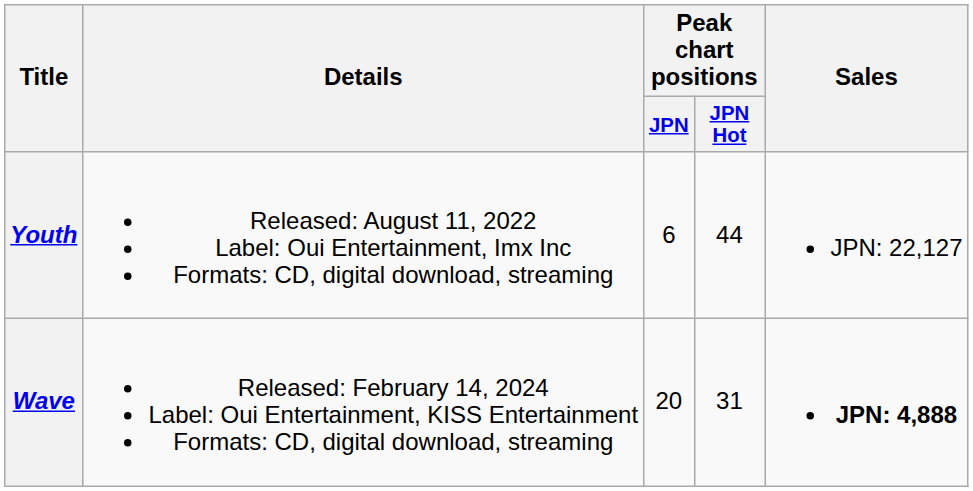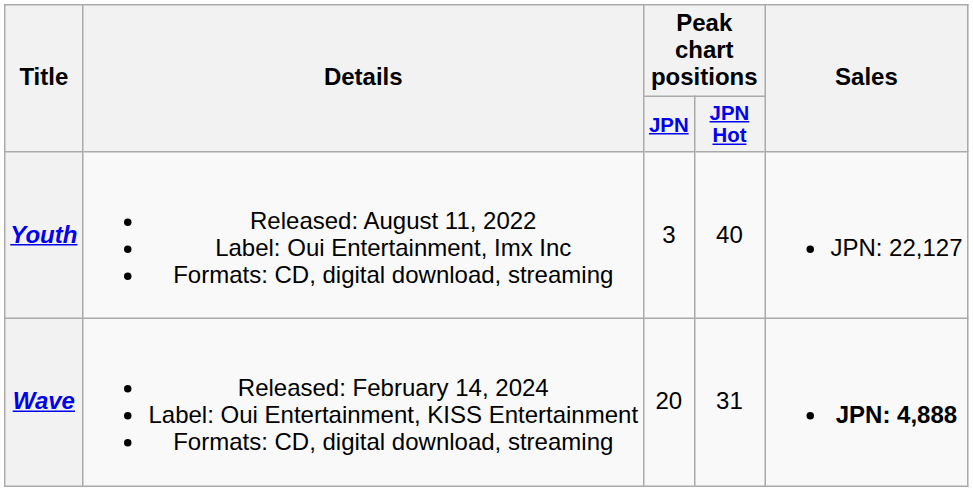(669, 234) 6 -> (669, 234) 3
(729, 234) 44 -> (729, 234) 40
